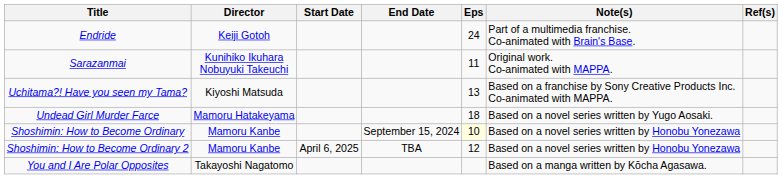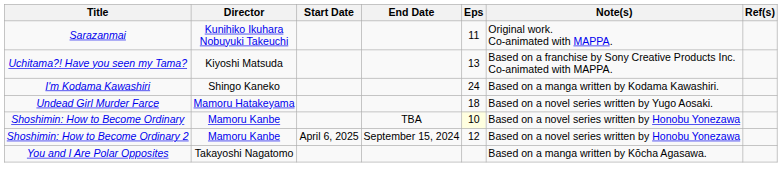- row: (98, 35)
+ row: (98, 86)
(411, 132) September 15, 2024 -> (411, 120) TBA
(411, 148) TBA -> (411, 137) September 15, 2024
